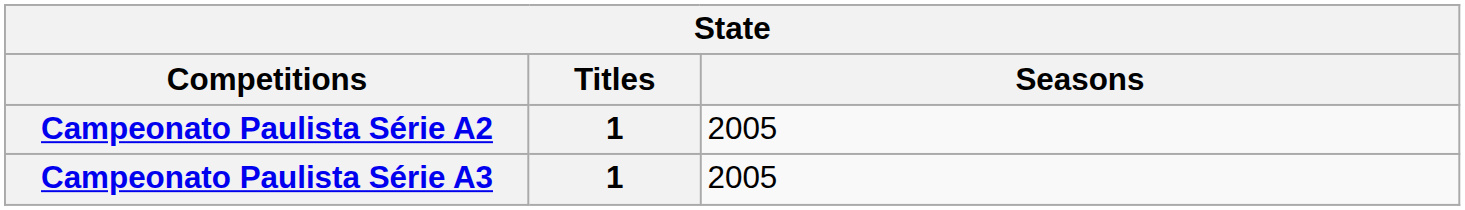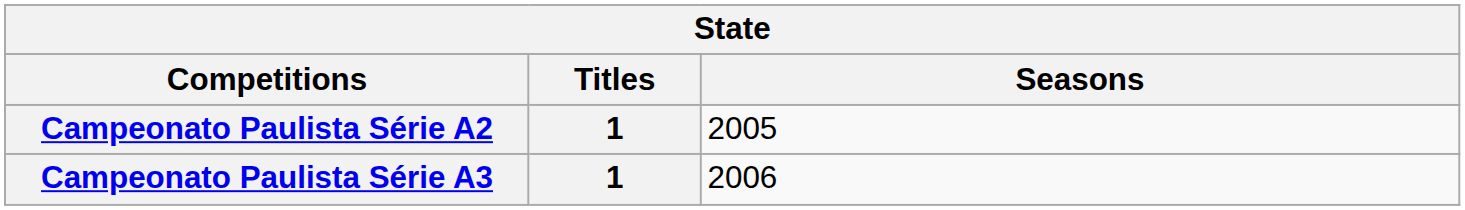(742, 178) 2005 -> (742, 178) 2006
